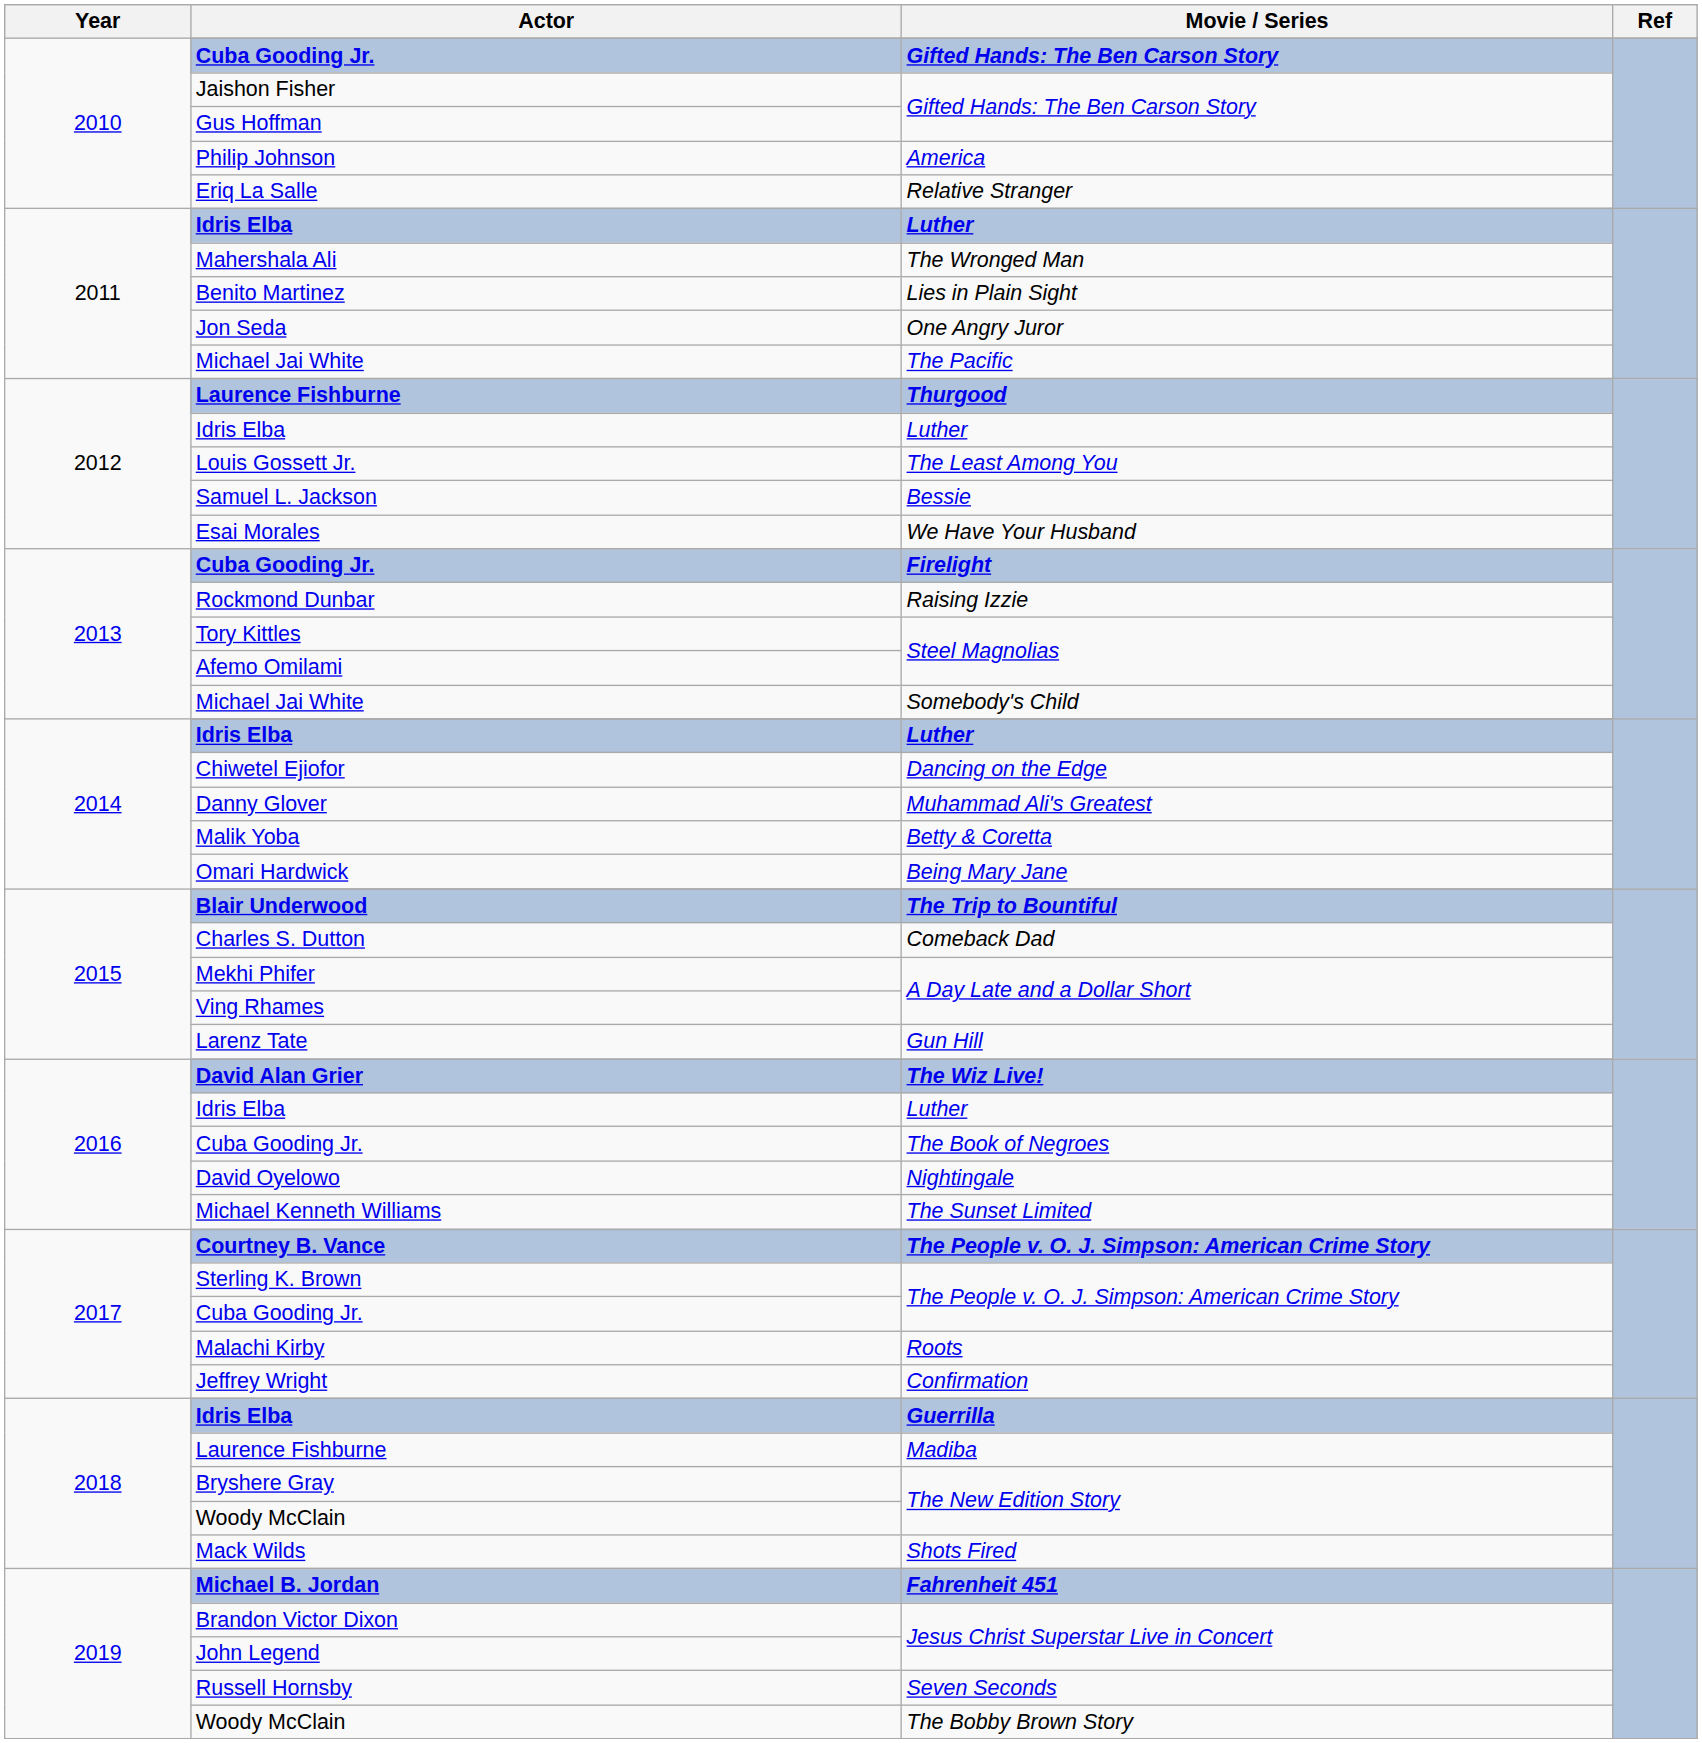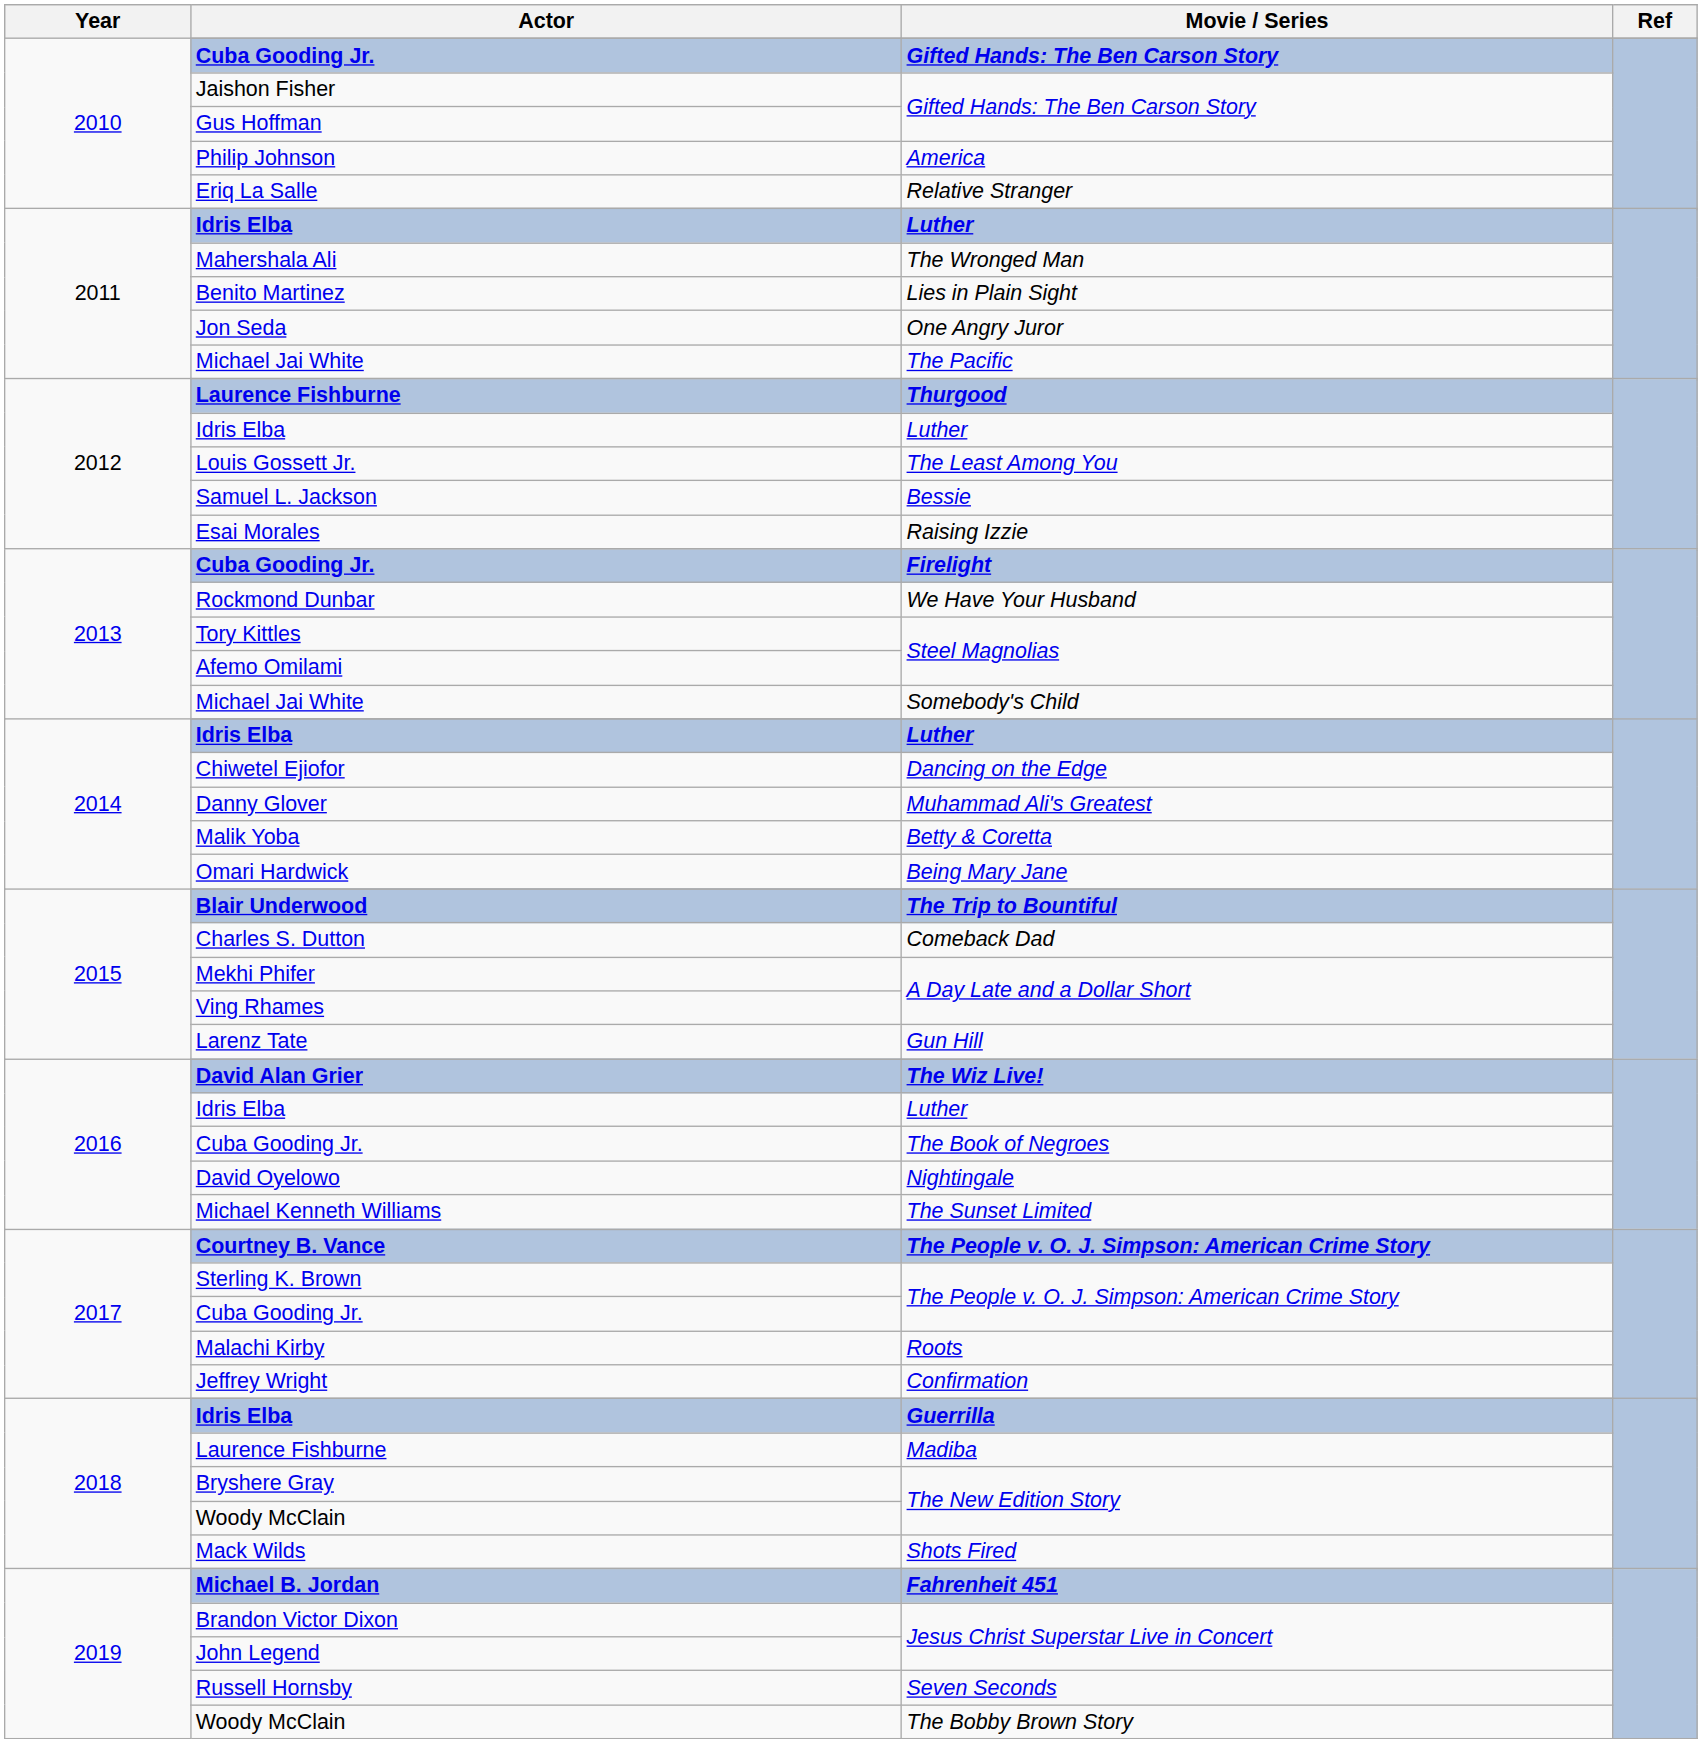(1021, 531) We Have Your Husband -> (967, 531) Raising Izzie
(967, 599) Raising Izzie -> (1021, 599) We Have Your Husband
